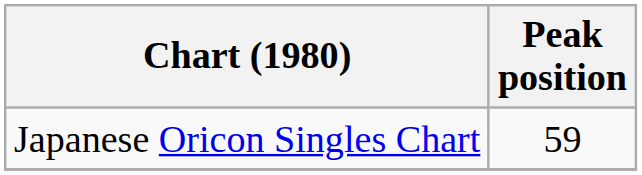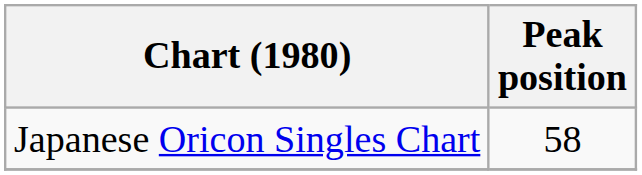(562, 137) 59 -> (562, 137) 58
